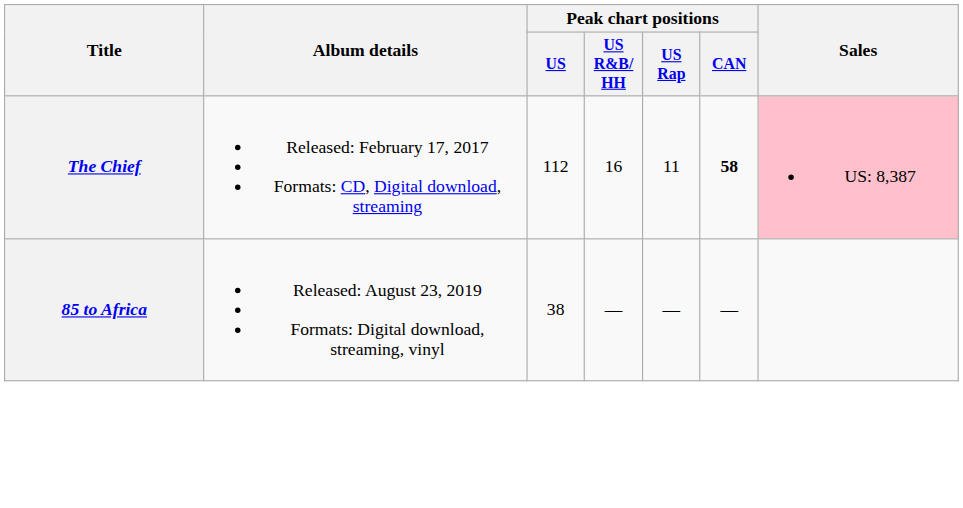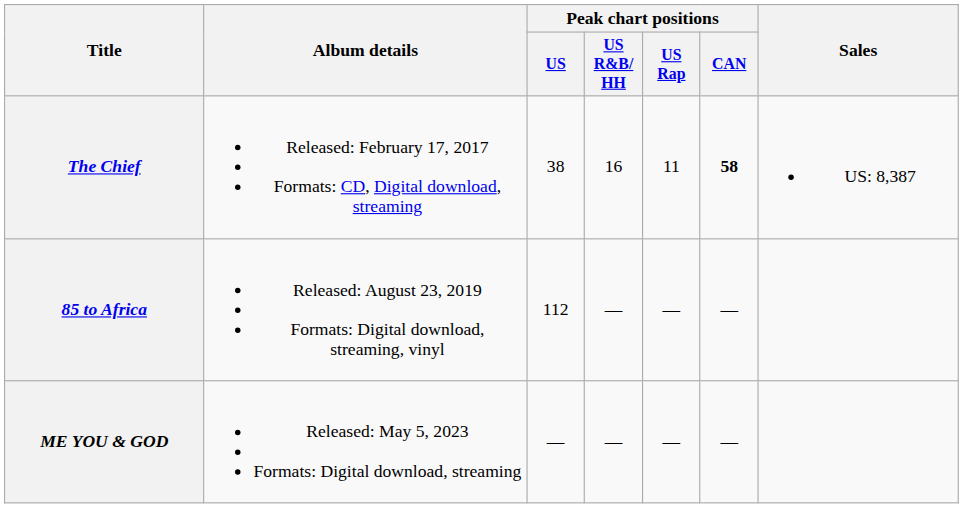(556, 167) 112 -> (556, 167) 38
(858, 177) pink background -> (858, 177) no background
(556, 309) 38 -> (556, 309) 112
+ row: (104, 441)
